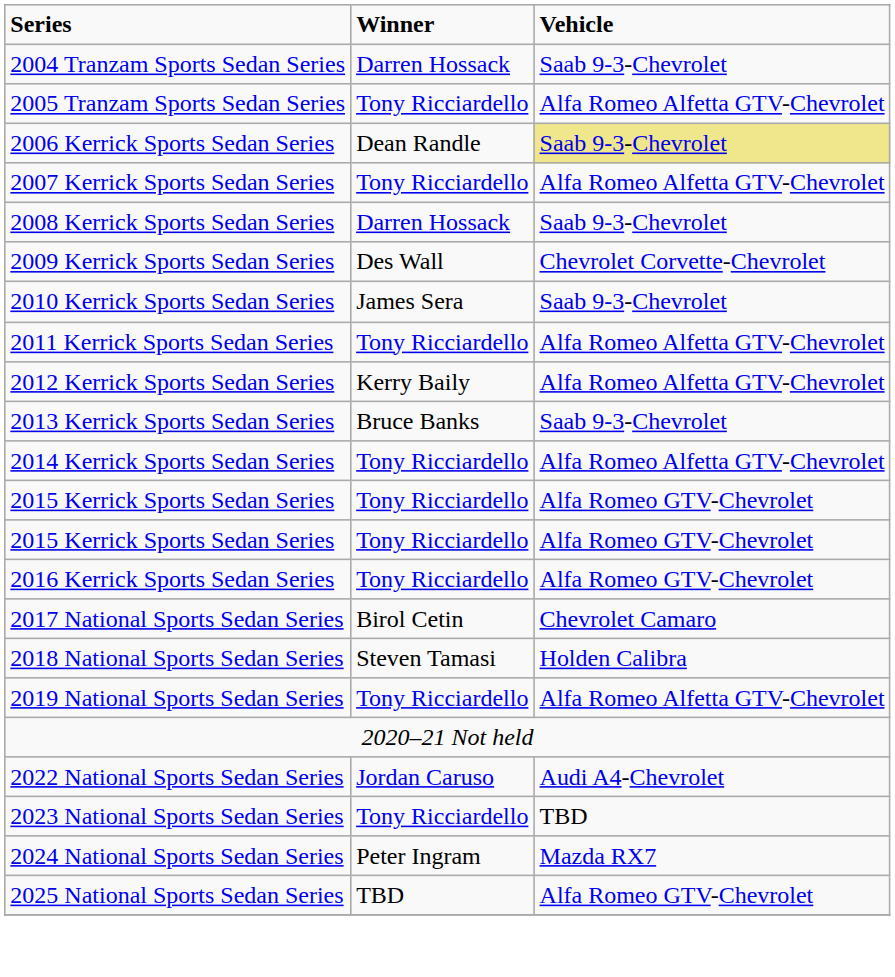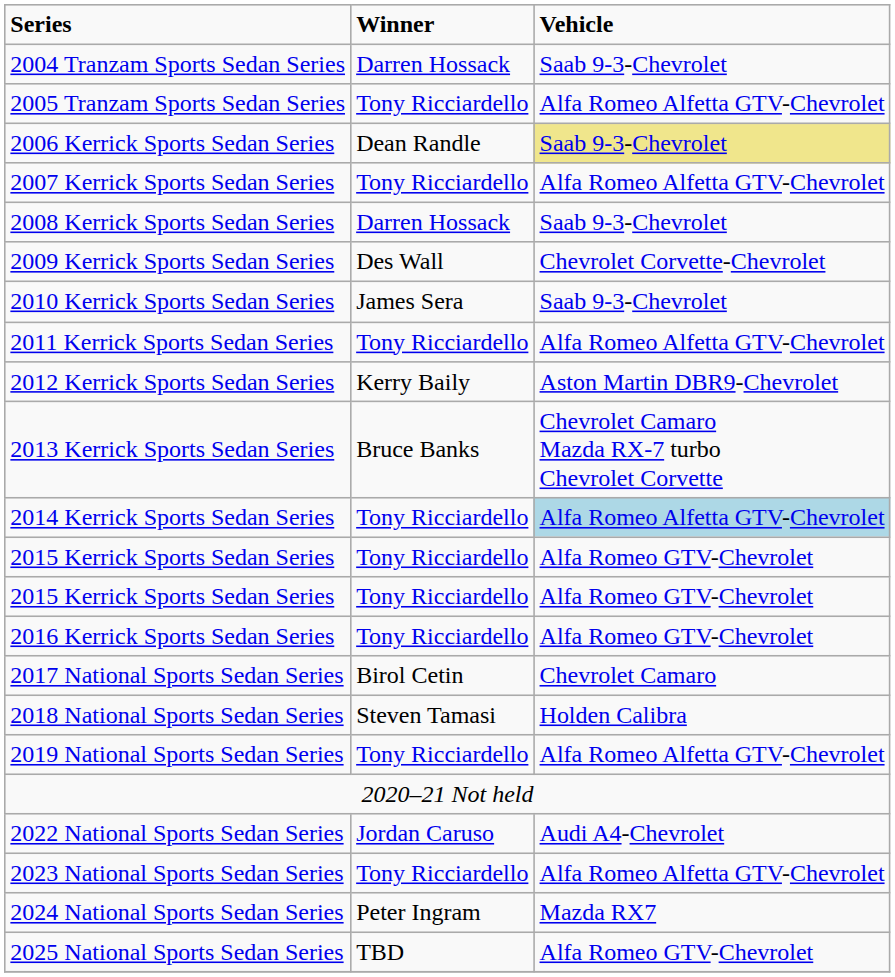(712, 380) Alfa Romeo Alfetta GTV-Chevrolet -> (689, 380) Aston Martin DBR9-Chevrolet
(633, 420) Saab 9-3-Chevrolet -> (631, 448) Chevrolet Camaro Mazda RX-7 turbo Chevrolet Corvette
(712, 460) no background -> (712, 516) lightblue background
(564, 816) TBD -> (712, 873) Alfa Romeo Alfetta GTV-Chevrolet
